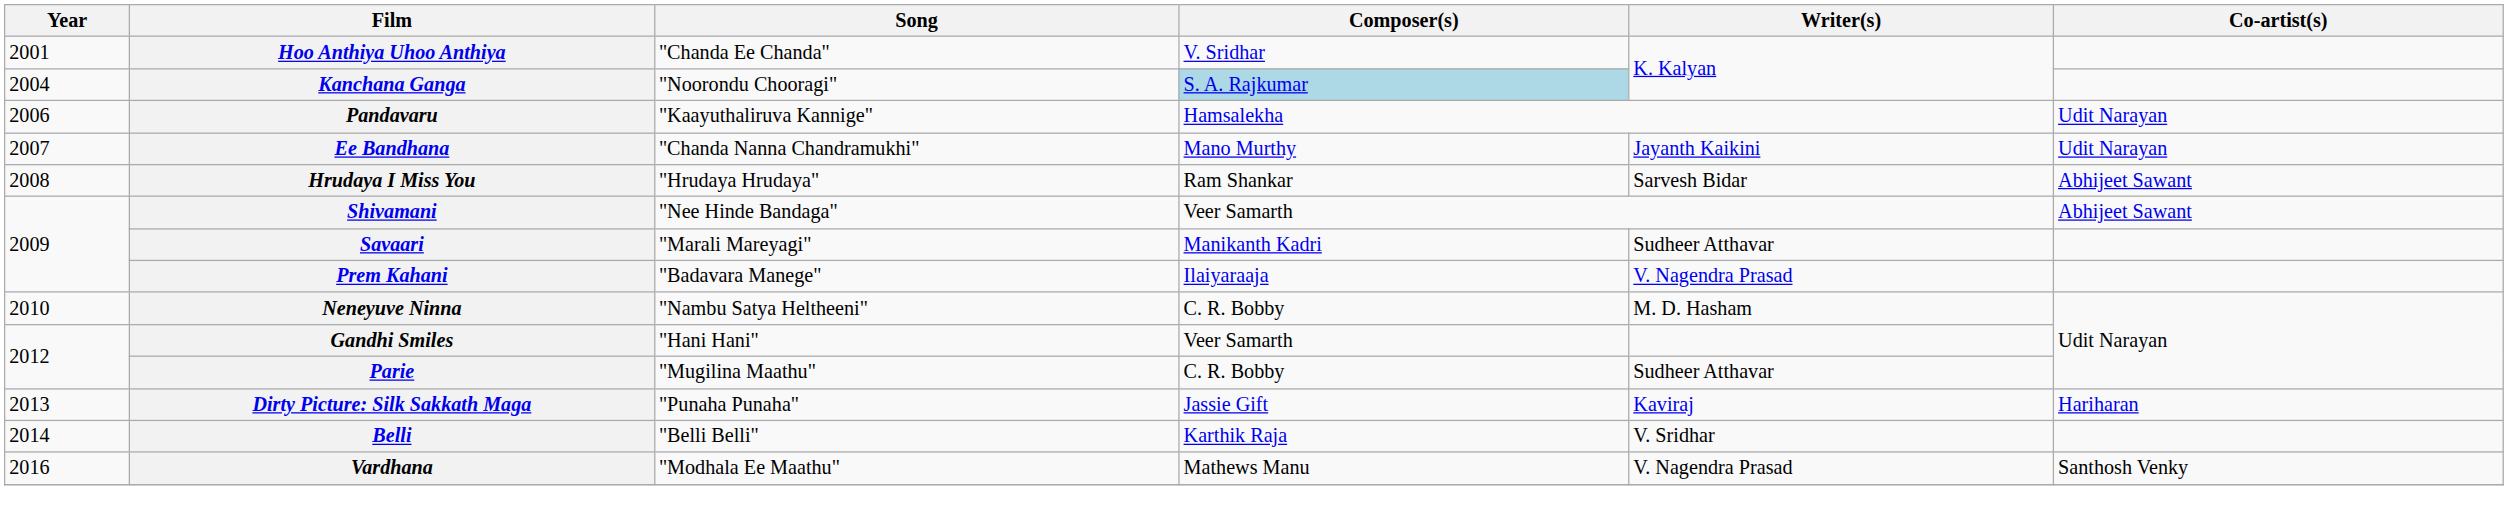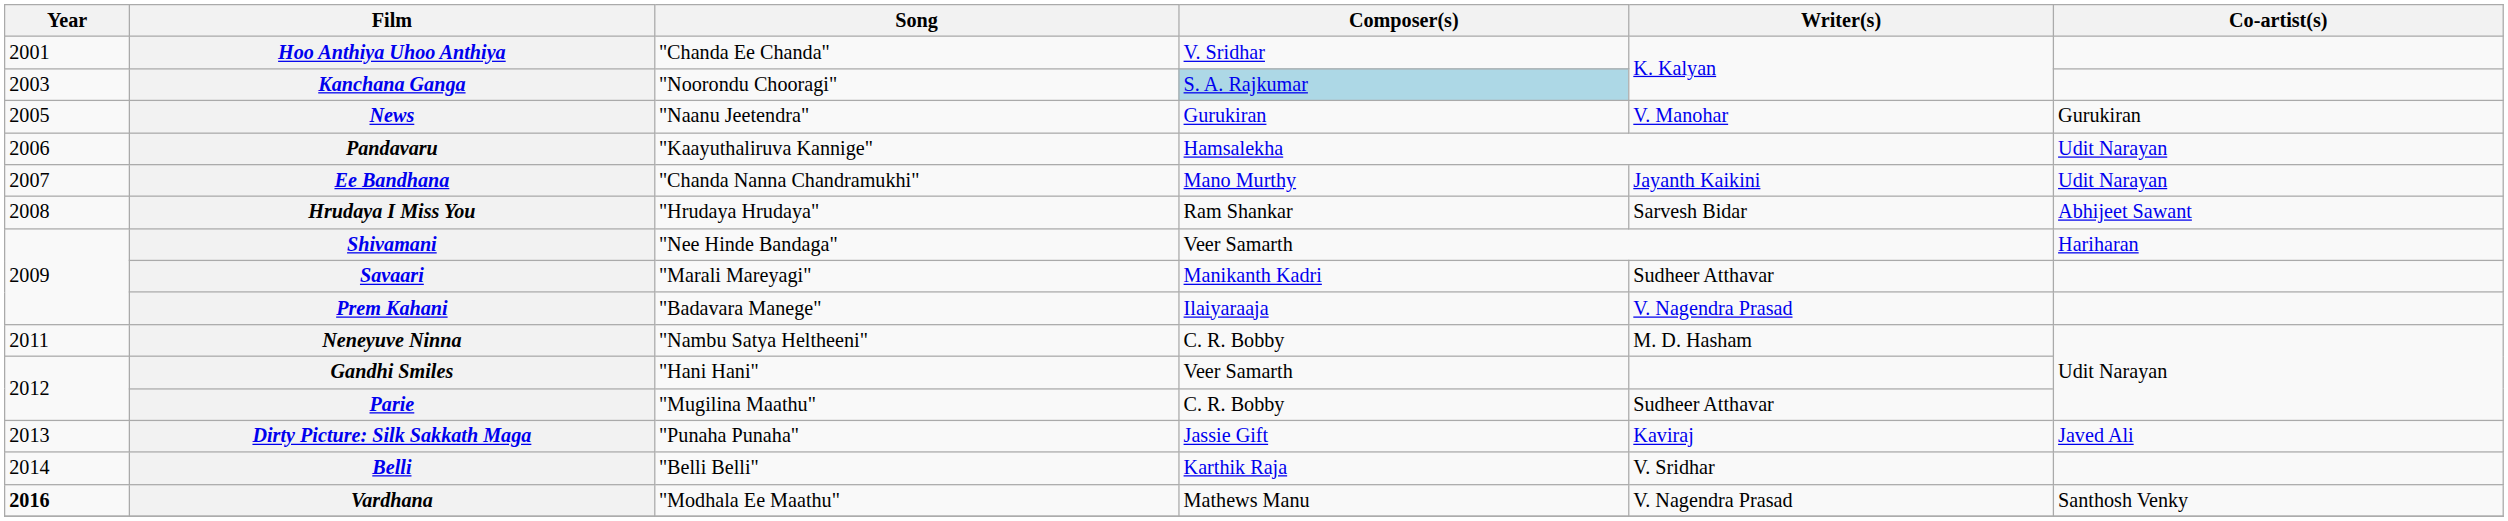(29, 84) 2004 -> (29, 84) 2003
+ row: (392, 116)
(2125, 212) Abhijeet Sawant -> (2098, 244) Hariharan
(29, 308) 2010 -> (29, 340) 2011
(2098, 404) Hariharan -> (2096, 436) Javed Ali
(29, 468) normal -> (29, 500) bold
